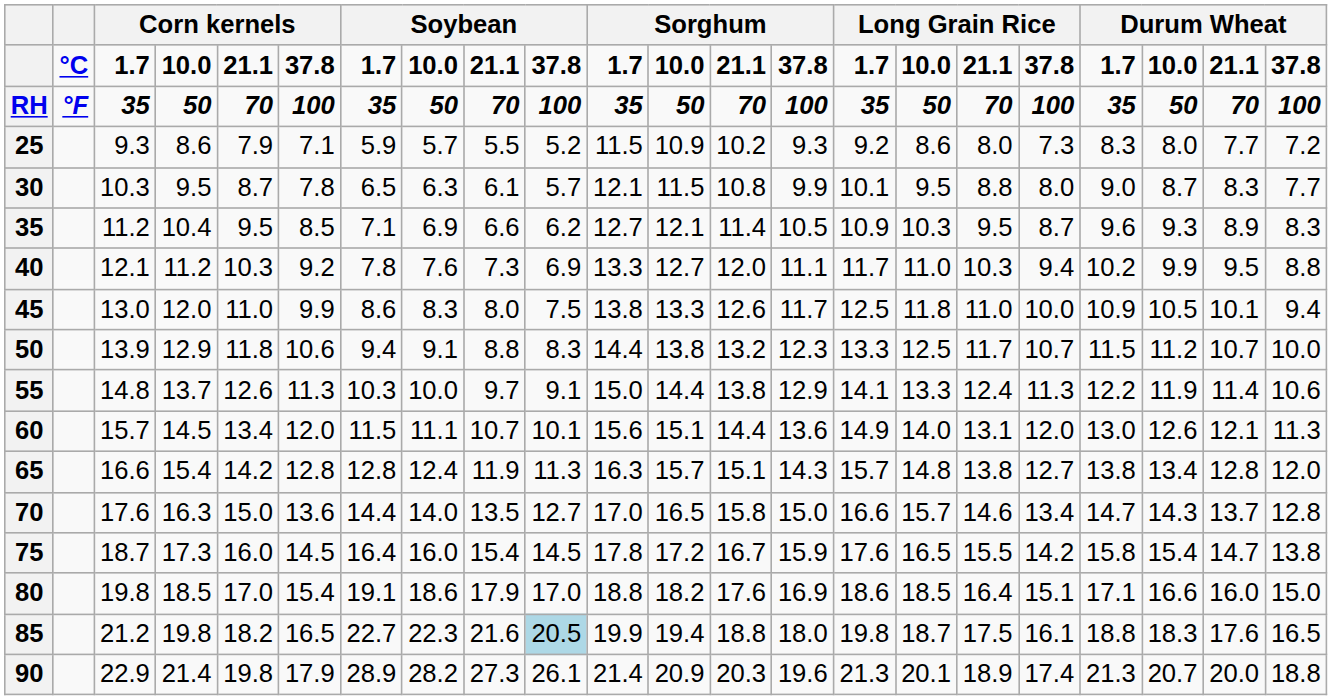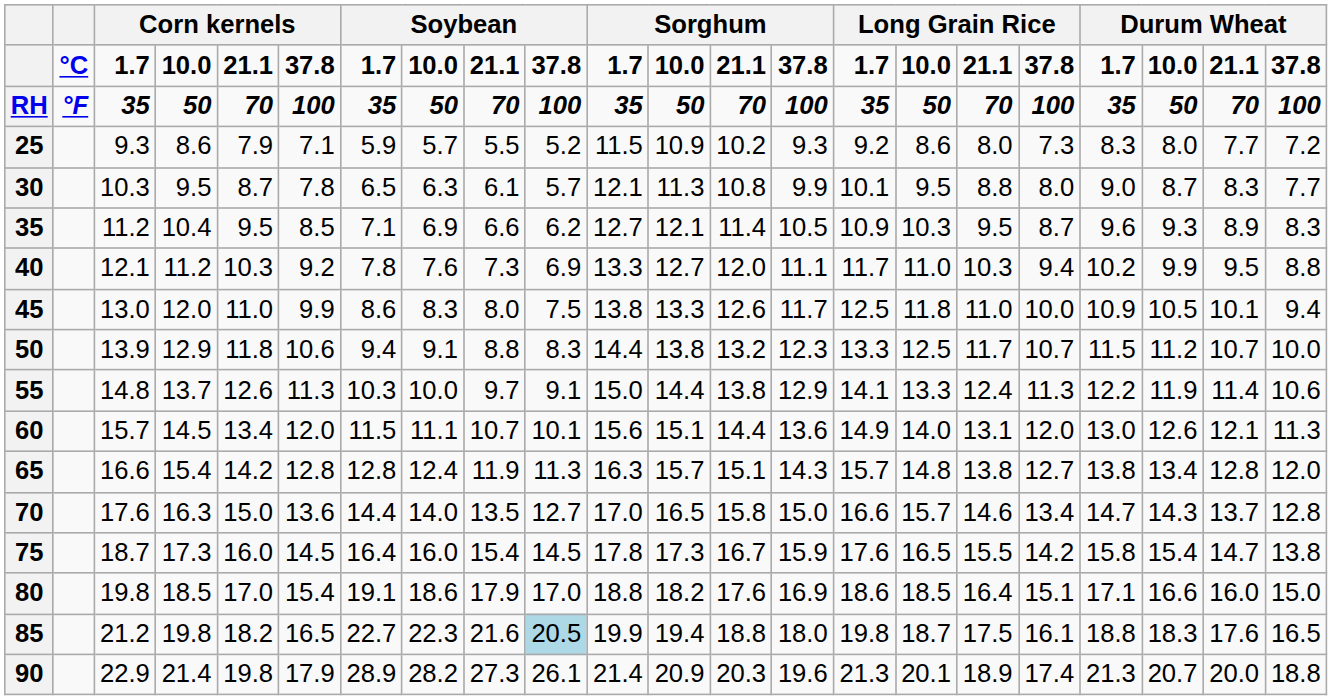(680, 187) 11.5 -> (680, 187) 11.3
(680, 552) 17.2 -> (680, 552) 17.3
